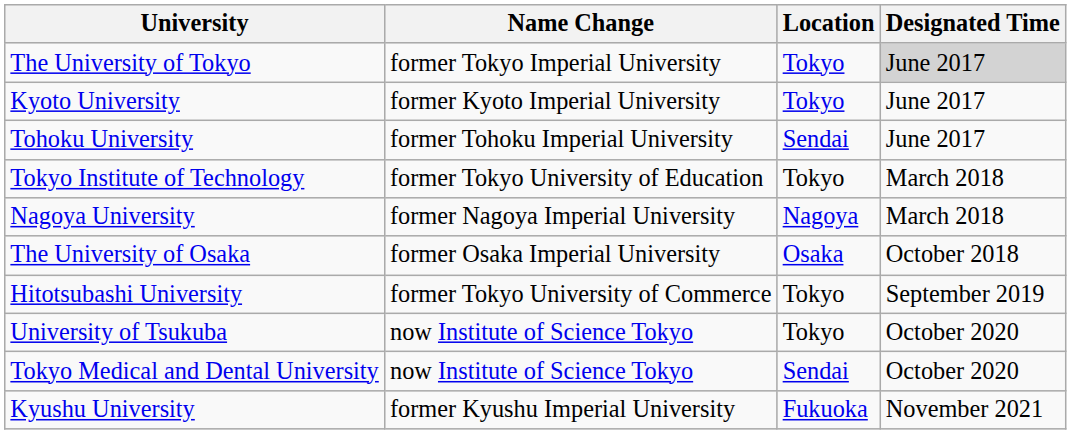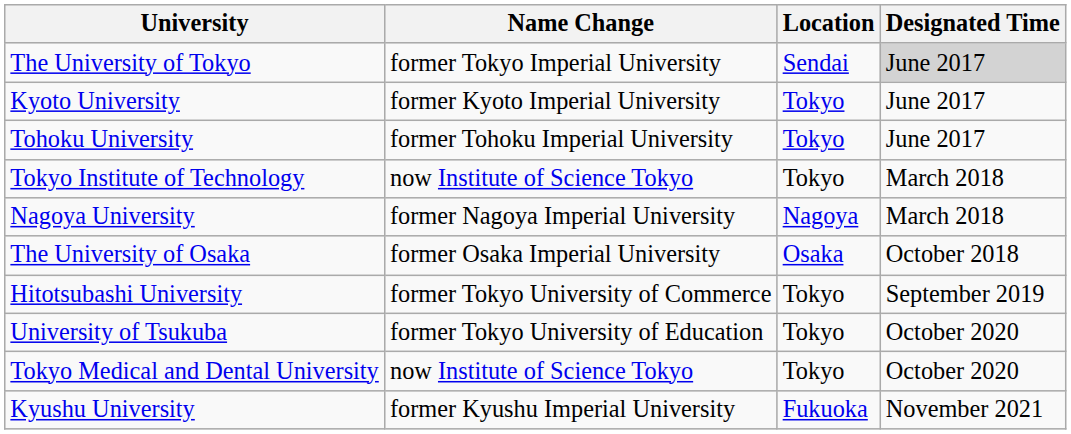(814, 62) Tokyo -> (816, 62) Sendai
(816, 139) Sendai -> (814, 139) Tokyo
(577, 178) former Tokyo University of Education -> (542, 178) now Institute of Science Tokyo
(542, 332) now Institute of Science Tokyo -> (577, 332) former Tokyo University of Education
(816, 370) Sendai -> (814, 370) Tokyo
